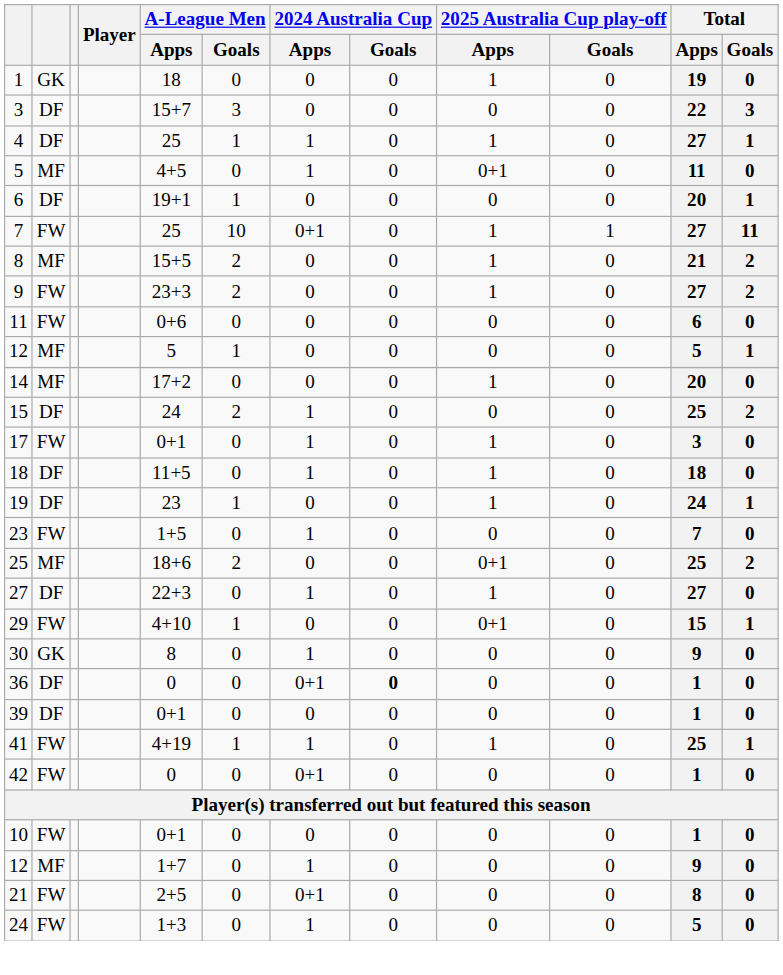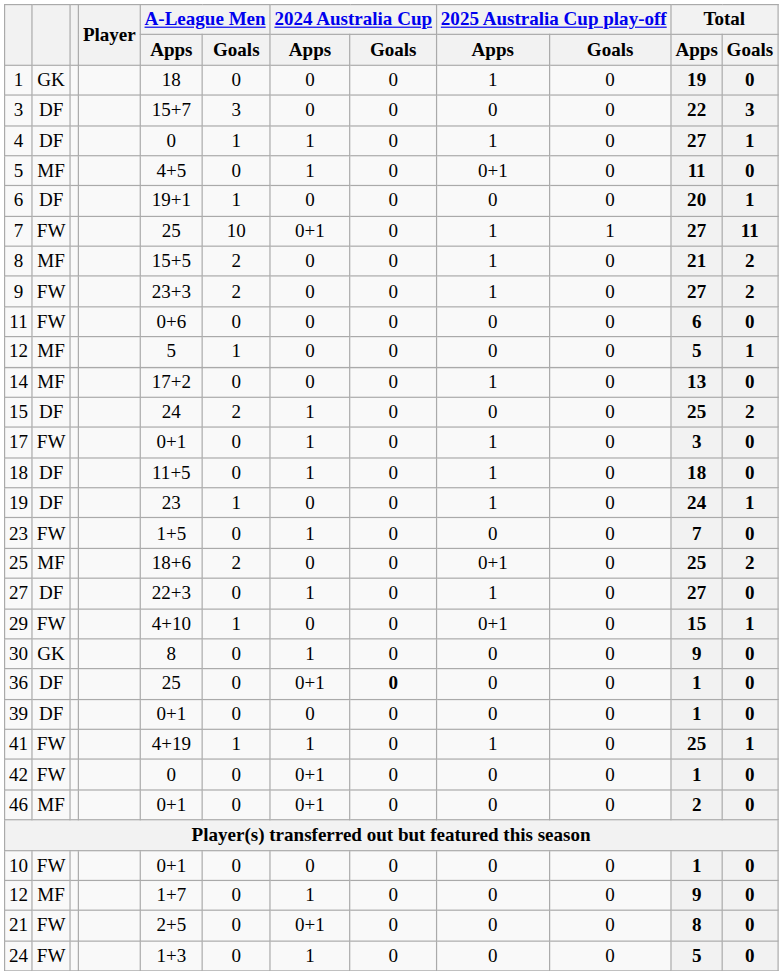(171, 140) 25 -> (171, 140) 0
(697, 381) 20 -> (697, 381) 13
(171, 683) 0 -> (171, 683) 25
+ row: (19, 804)
